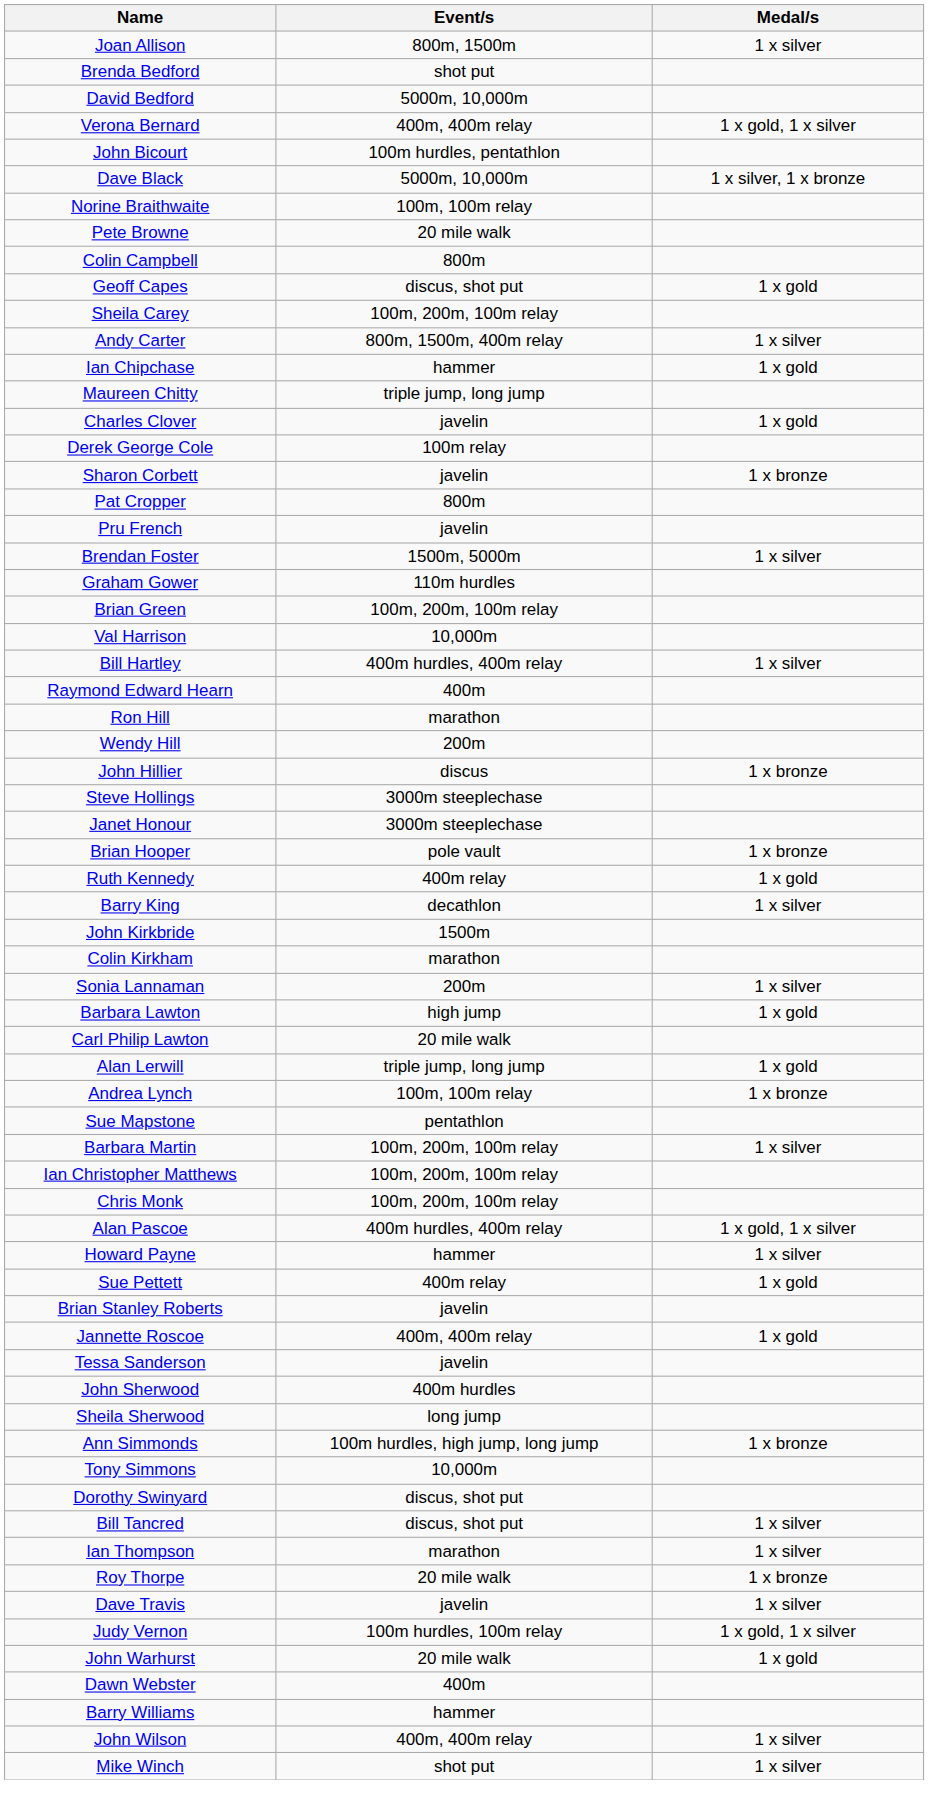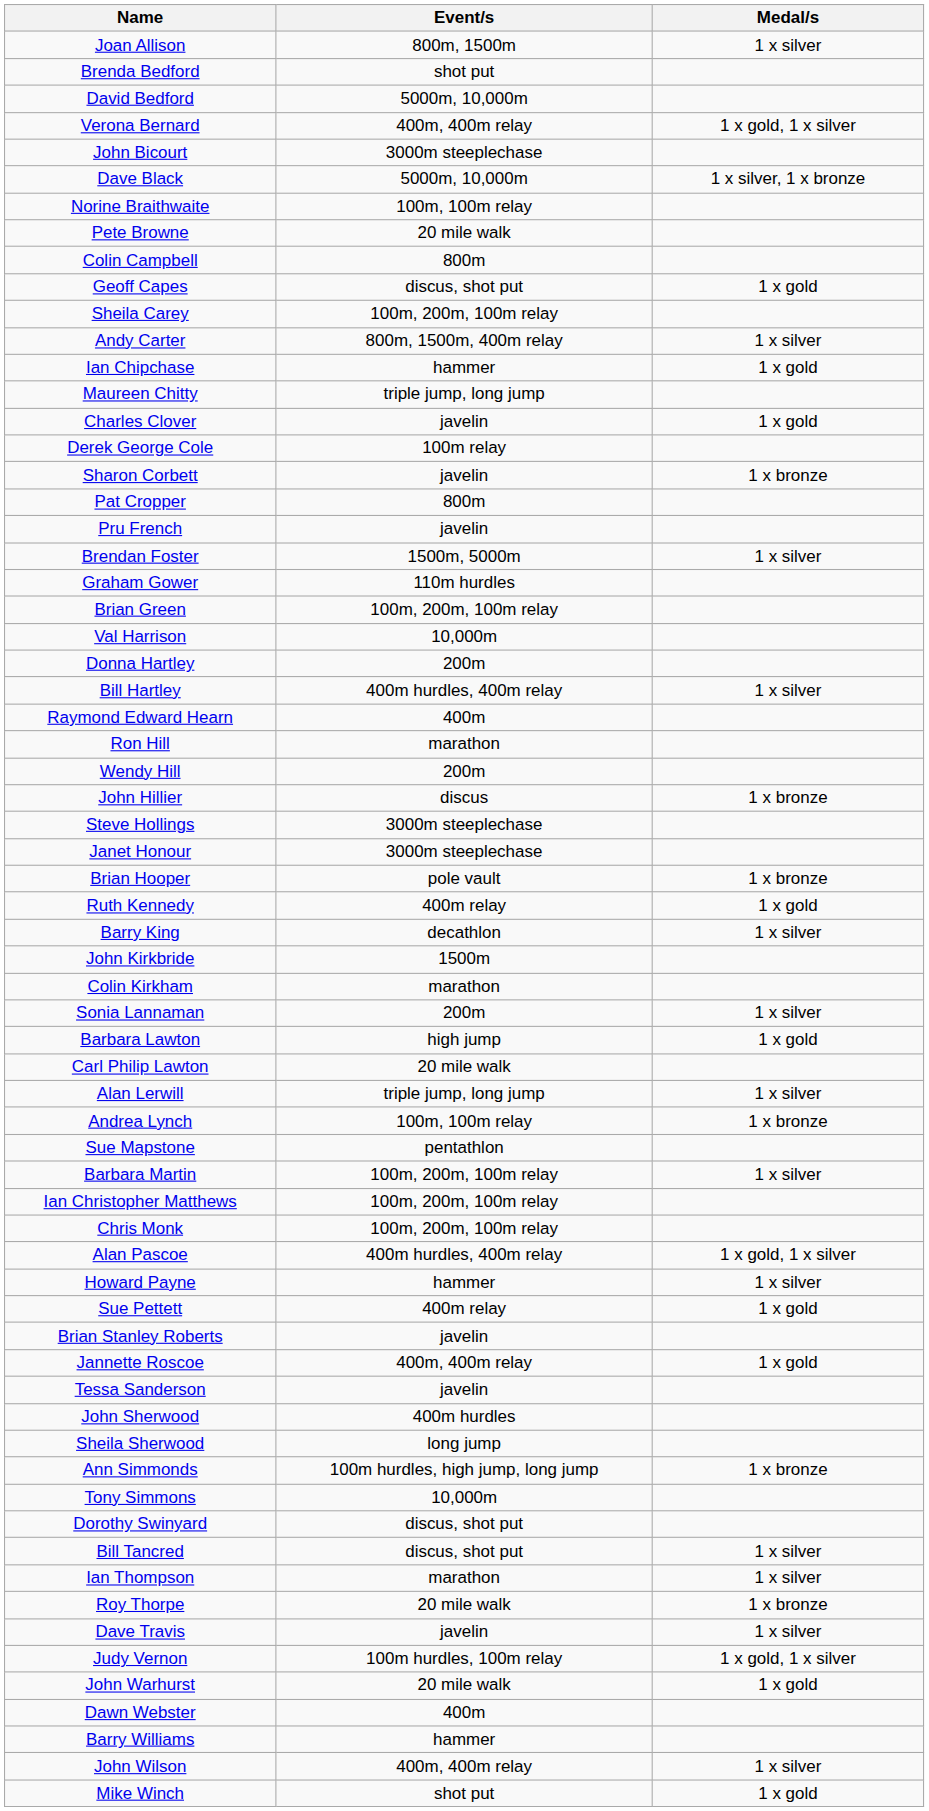(464, 152) 100m hurdles, pentathlon -> (464, 152) 3000m steeplechase
+ row: (140, 663)
(788, 1066) 1 x gold -> (788, 1093) 1 x silver
(788, 1766) 1 x silver -> (788, 1793) 1 x gold
